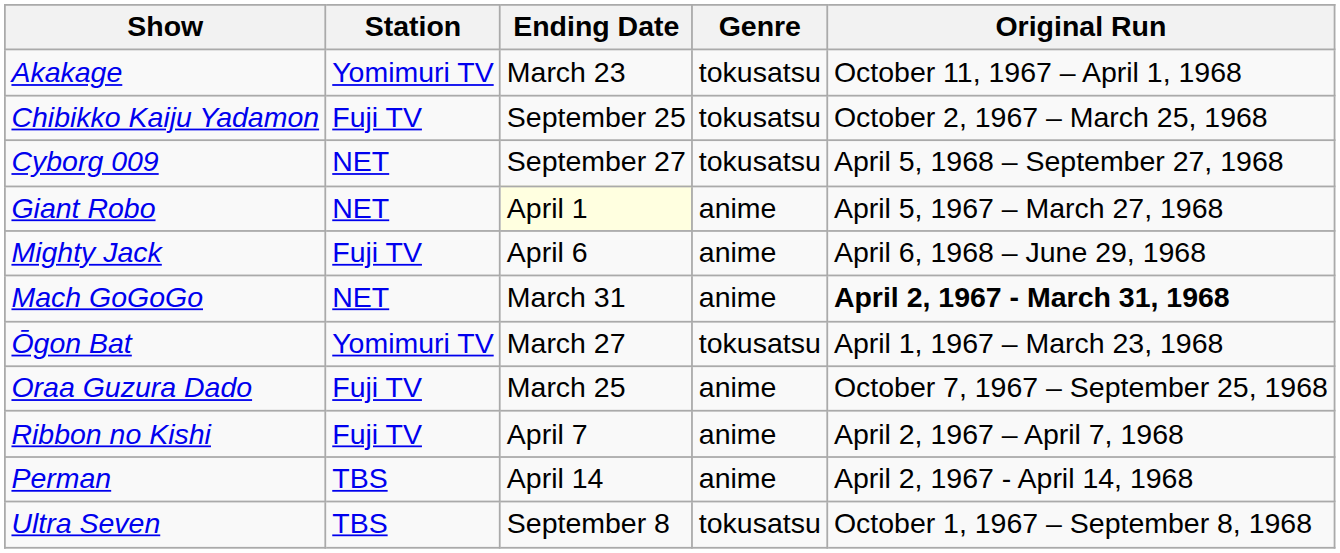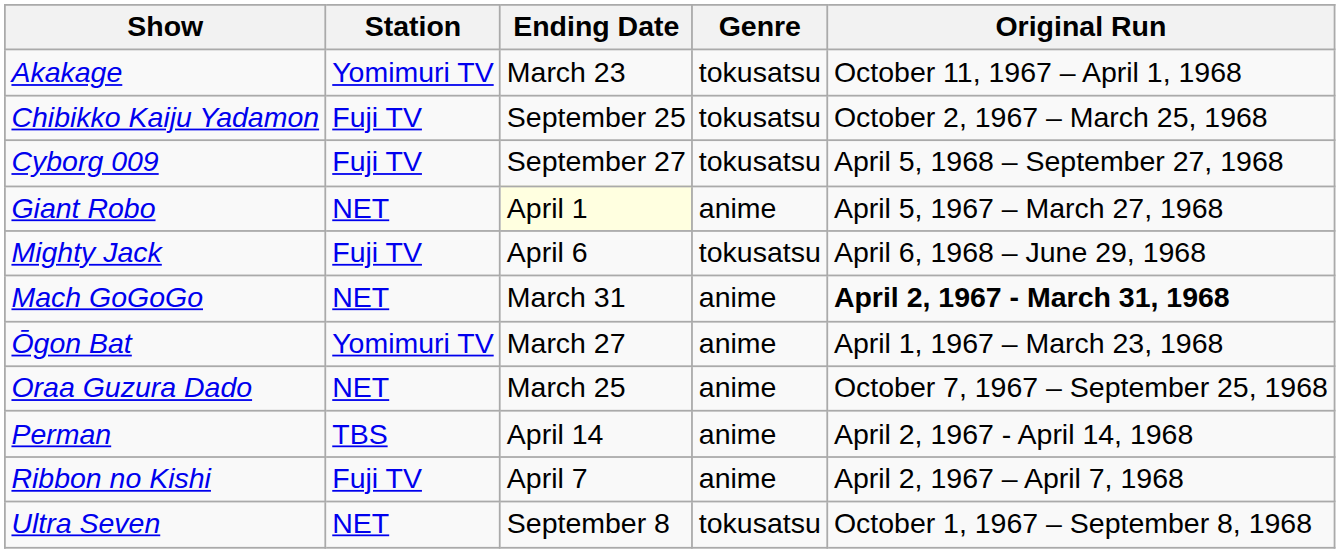(361, 162) NET -> (377, 162) Fuji TV
(738, 252) anime -> (760, 252) tokusatsu
(760, 343) tokusatsu -> (738, 343) anime
(377, 388) Fuji TV -> (361, 388) NET
rows swapped: (61, 478) <-> (111, 433)
(360, 523) TBS -> (361, 523) NET
